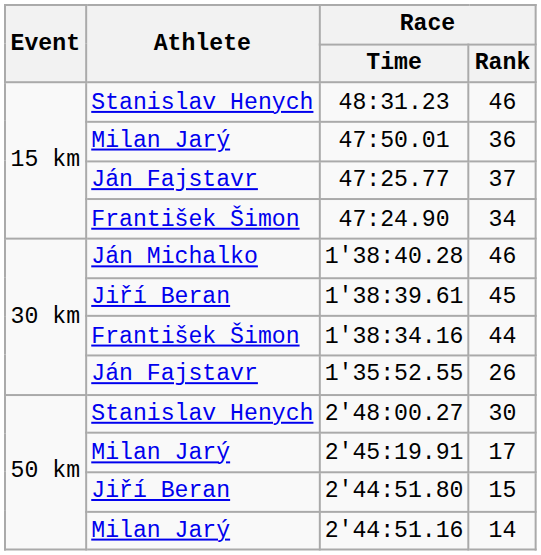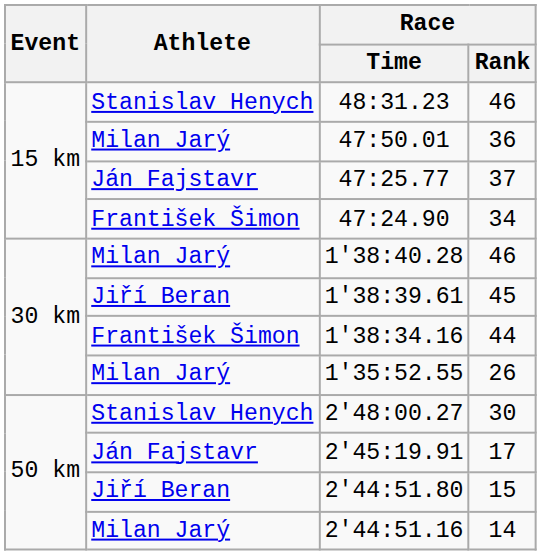(175, 258) Ján Michalko -> (161, 258) Milan Jarý
(175, 374) Ján Fajstavr -> (161, 374) Milan Jarý
(161, 452) Milan Jarý -> (175, 452) Ján Fajstavr
